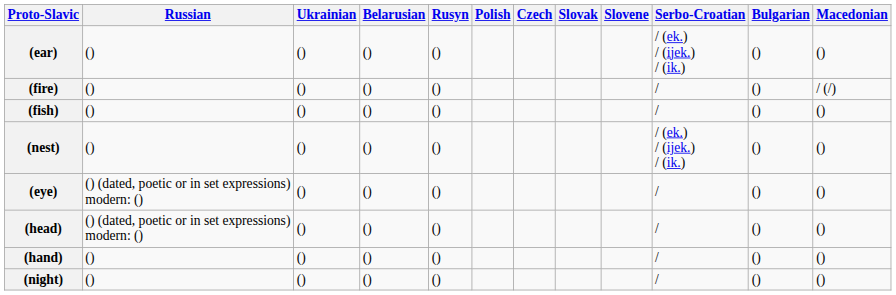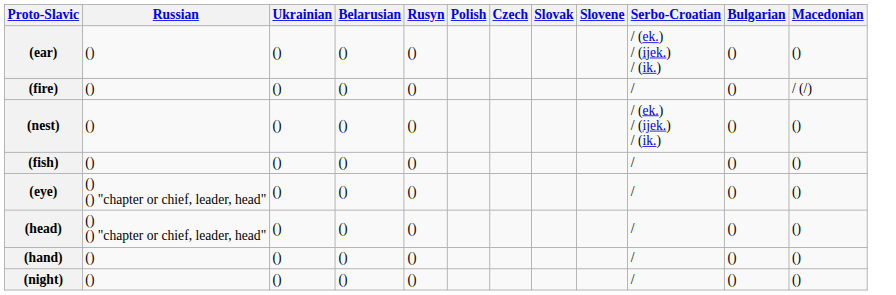rows swapped: (43, 110) <-> (43, 147)
(188, 191) () (dated, poetic or in set expressions) modern: () -> (176, 191) () () "chapter or chief, leader, head"
(188, 228) () (dated, poetic or in set expressions) modern: () -> (176, 228) () () "chapter or chief, leader, head"
